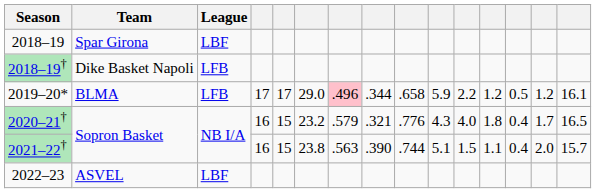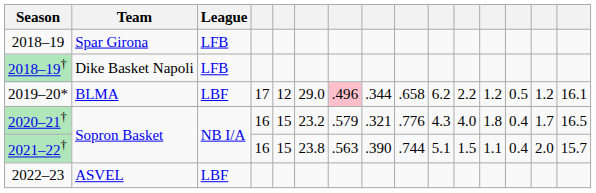(215, 41) LBF -> (215, 41) LFB
(215, 94) LFB -> (215, 94) LBF
(284, 94) 17 -> (284, 94) 12
(441, 94) 5.9 -> (441, 94) 6.2
